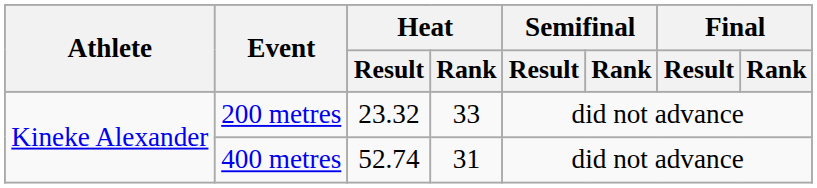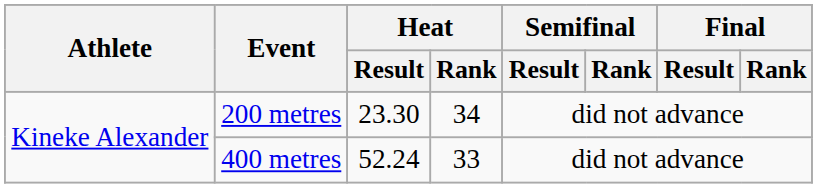(389, 114) 23.32 -> (389, 114) 23.30
(466, 114) 33 -> (466, 114) 34
(389, 159) 52.74 -> (389, 159) 52.24
(466, 159) 31 -> (466, 159) 33
